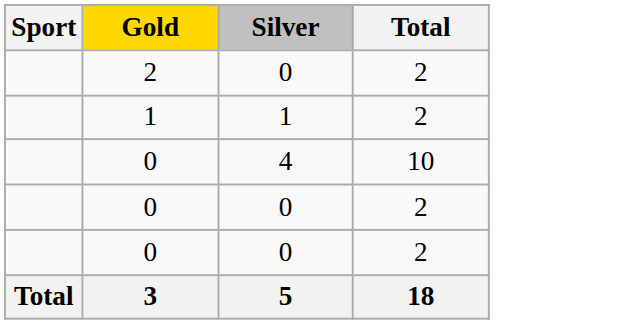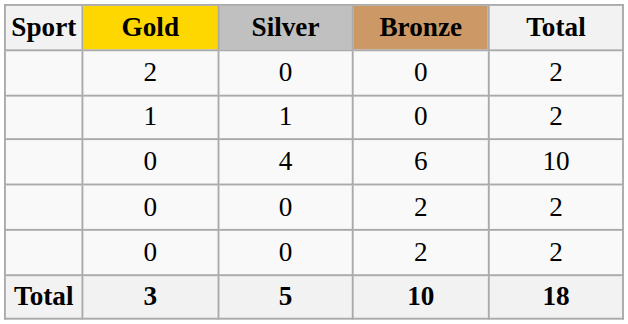+ column: (421, 27)
